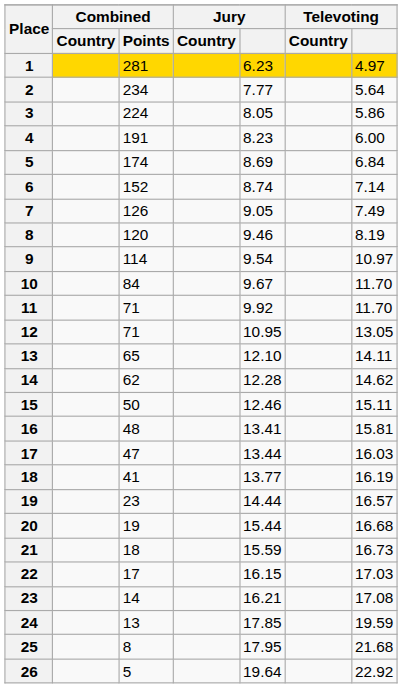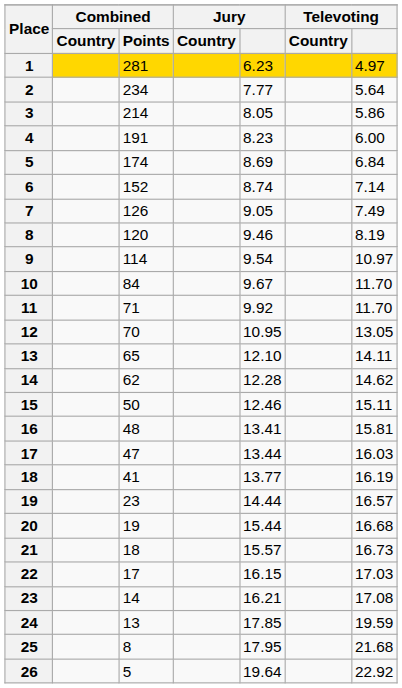(136, 114) 224 -> (136, 114) 214
(131, 332) 71 -> (131, 332) 70
(262, 550) 15.59 -> (262, 550) 15.57
